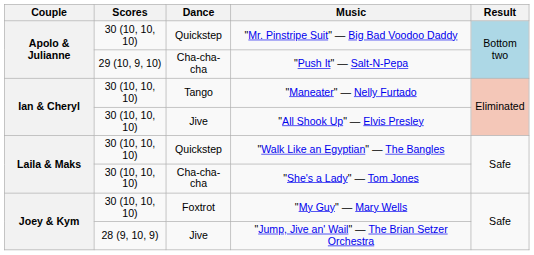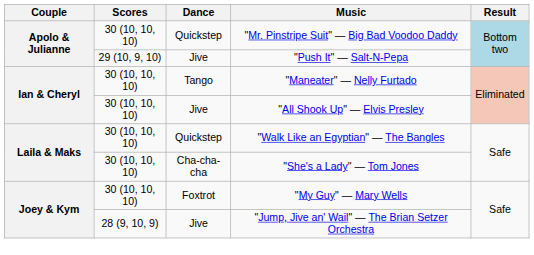(199, 64) Cha-cha-cha -> (199, 58) Jive
